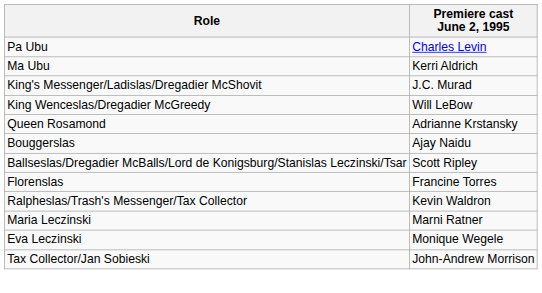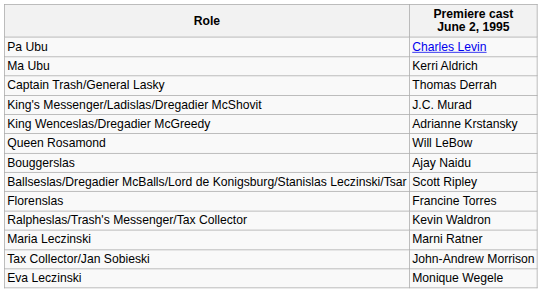+ row: (86, 85)
(442, 104) Will LeBow -> (465, 124) Adrianne Krstansky
(465, 124) Adrianne Krstansky -> (442, 143) Will LeBow
rows swapped: (44, 239) <-> (78, 259)
